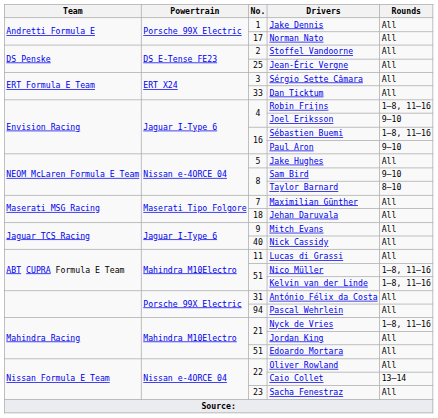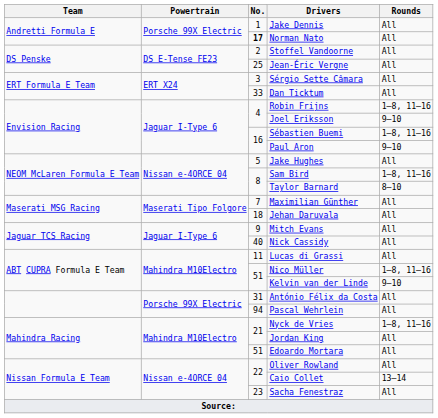(258, 38) normal -> (258, 38) bold
(392, 175) 9–10 -> (406, 175) 1–8, 11–16
(406, 284) 1–8, 11–16 -> (392, 284) 9–10
